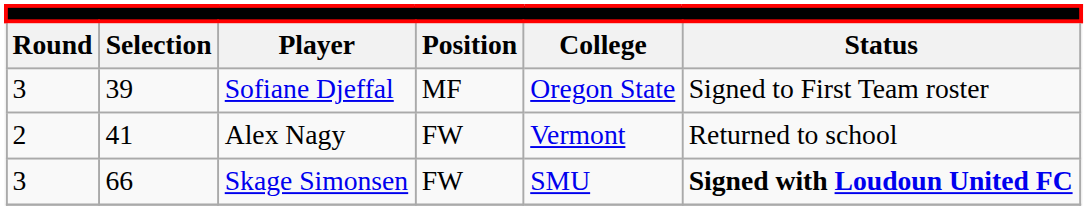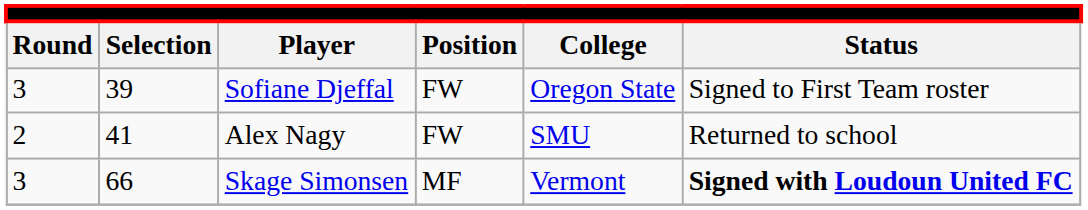(442, 90) MF -> (442, 90) FW
(578, 135) Vermont -> (560, 135) SMU
(442, 181) FW -> (442, 181) MF
(560, 181) SMU -> (578, 181) Vermont
